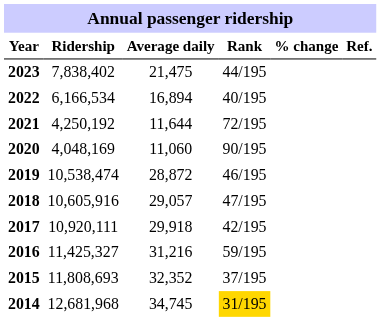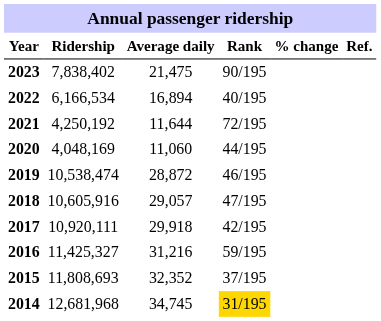(245, 72) 44/195 -> (245, 72) 90/195
(245, 149) 90/195 -> (245, 149) 44/195
